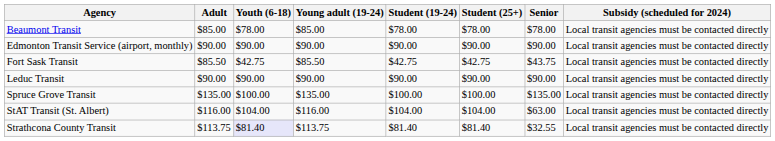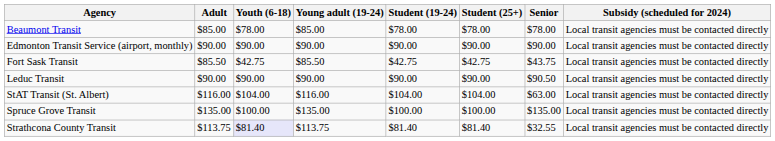(541, 78) $90.00 -> (541, 78) $90.50
rows swapped: (58, 111) <-> (51, 95)
